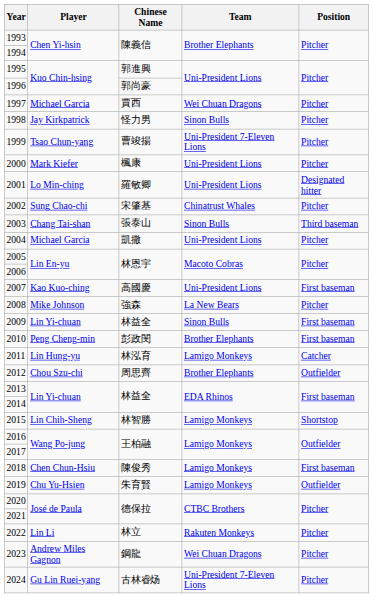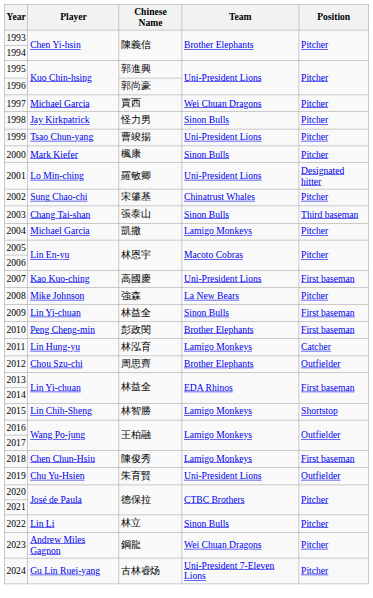(229, 142) Uni-President 7-Eleven Lions -> (223, 137) Uni-President Lions
(223, 163) Uni-President Lions -> (207, 154) Sinon Bulls
(223, 240) Uni-President Lions -> (218, 231) Lamigo Monkeys
(218, 485) Lamigo Monkeys -> (223, 476) Uni-President Lions
(219, 532) Rakuten Monkeys -> (207, 523) Sinon Bulls
